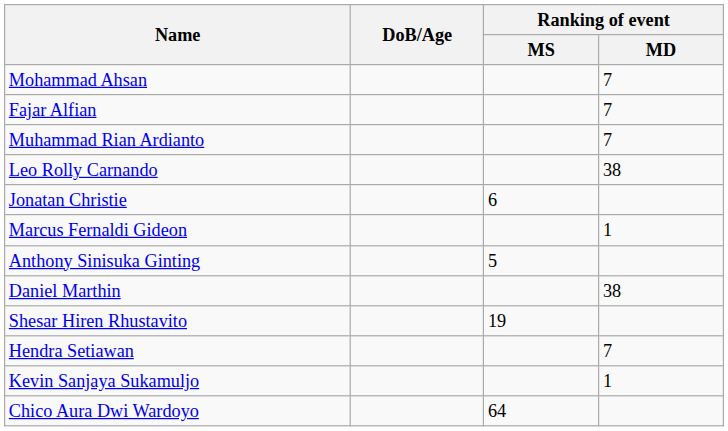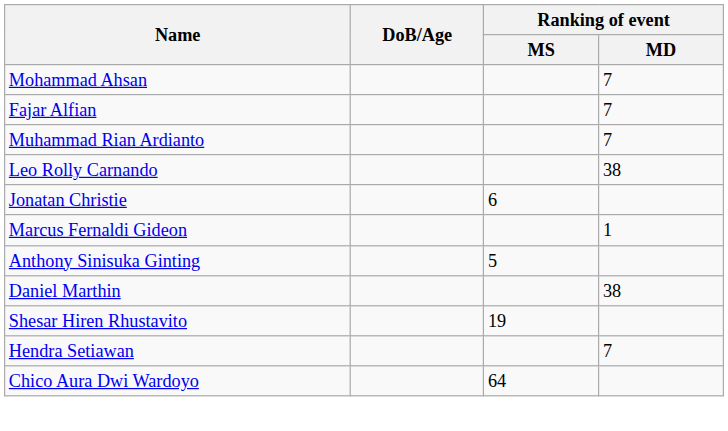- row: (104, 380)
